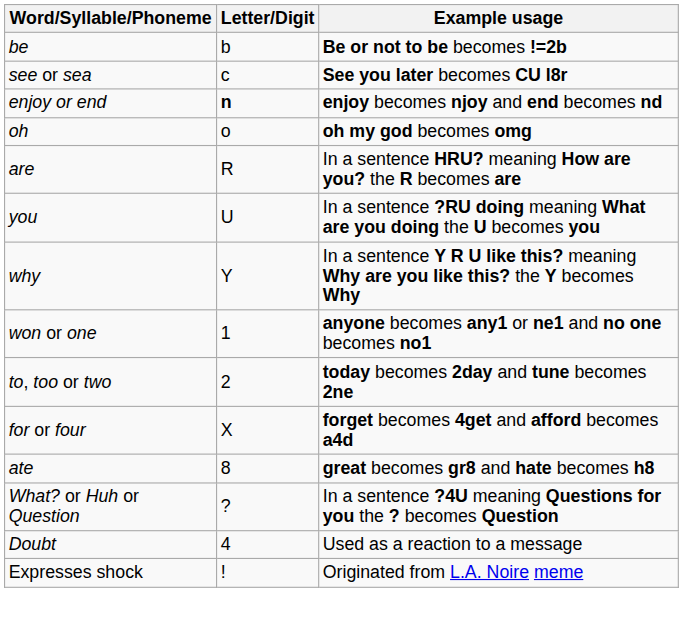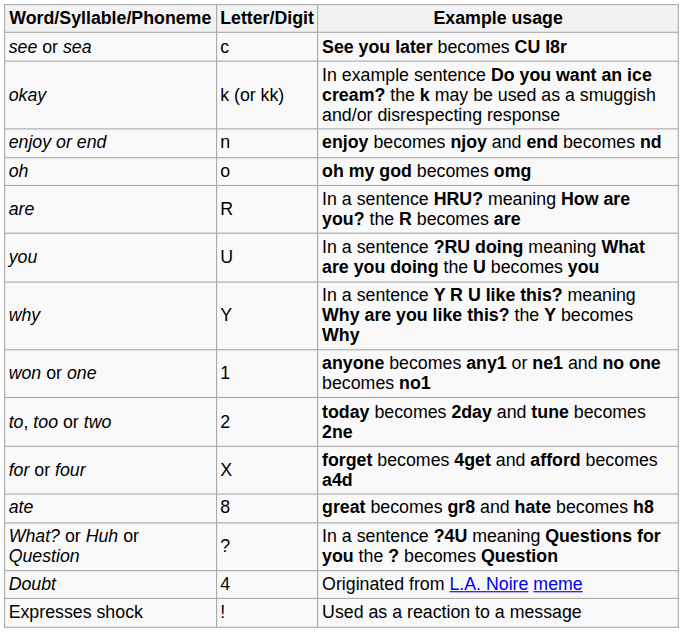- row: (19, 46)
+ row: (27, 94)
(226, 103) bold -> (225, 143) normal
(453, 544) Used as a reaction to a message -> (452, 584) Originated from L.A. Noire meme
(453, 572) Originated from L.A. Noire meme -> (452, 612) Used as a reaction to a message
